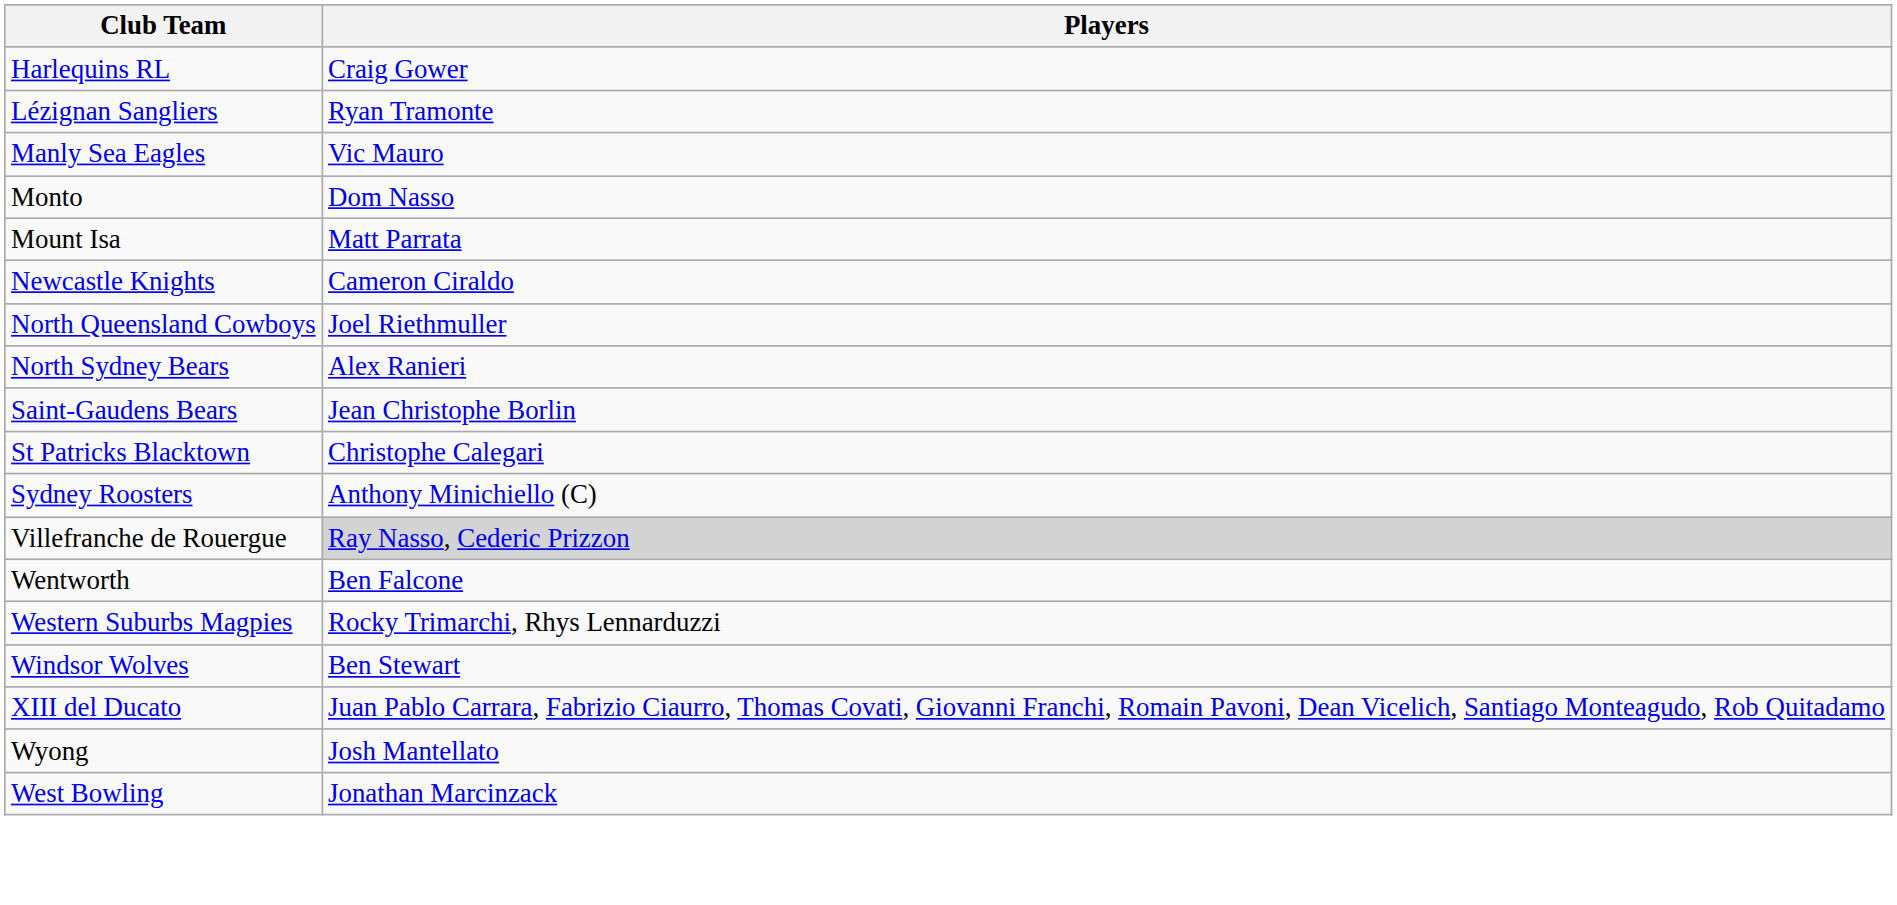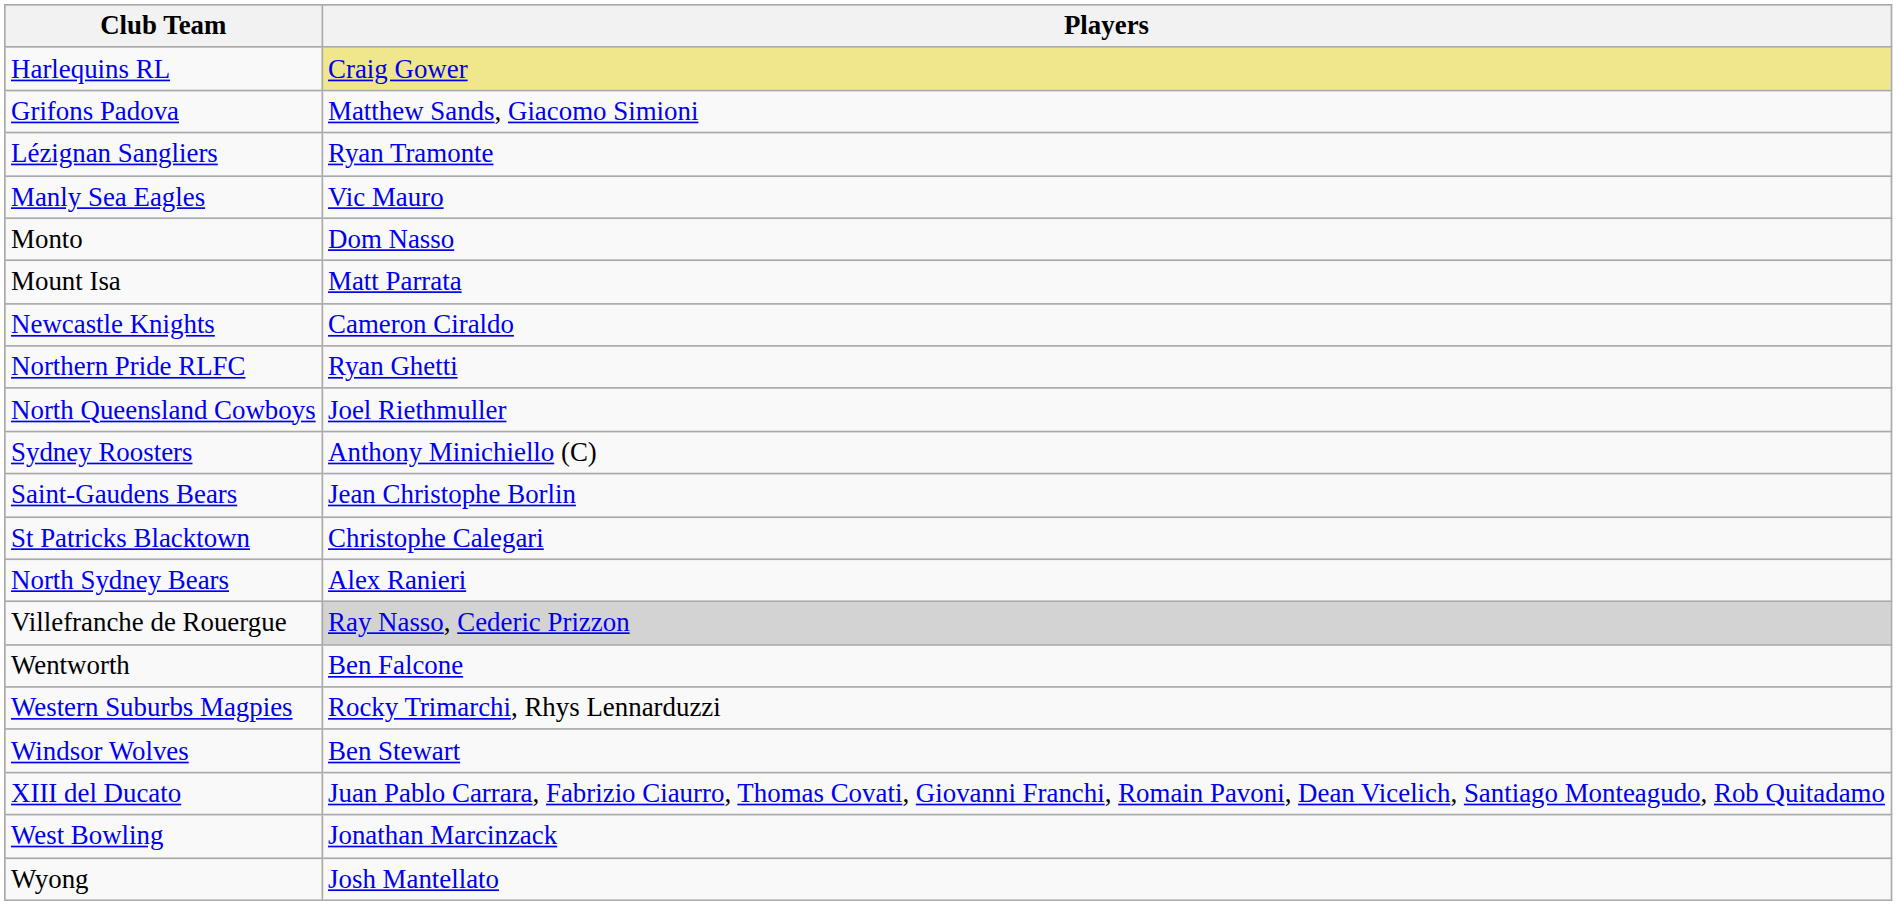(398, 68) no background -> (398, 68) khaki background
+ row: (95, 111)
+ row: (128, 366)
rows swapped: (120, 366) <-> (102, 494)
rows swapped: (50, 750) <-> (87, 793)
